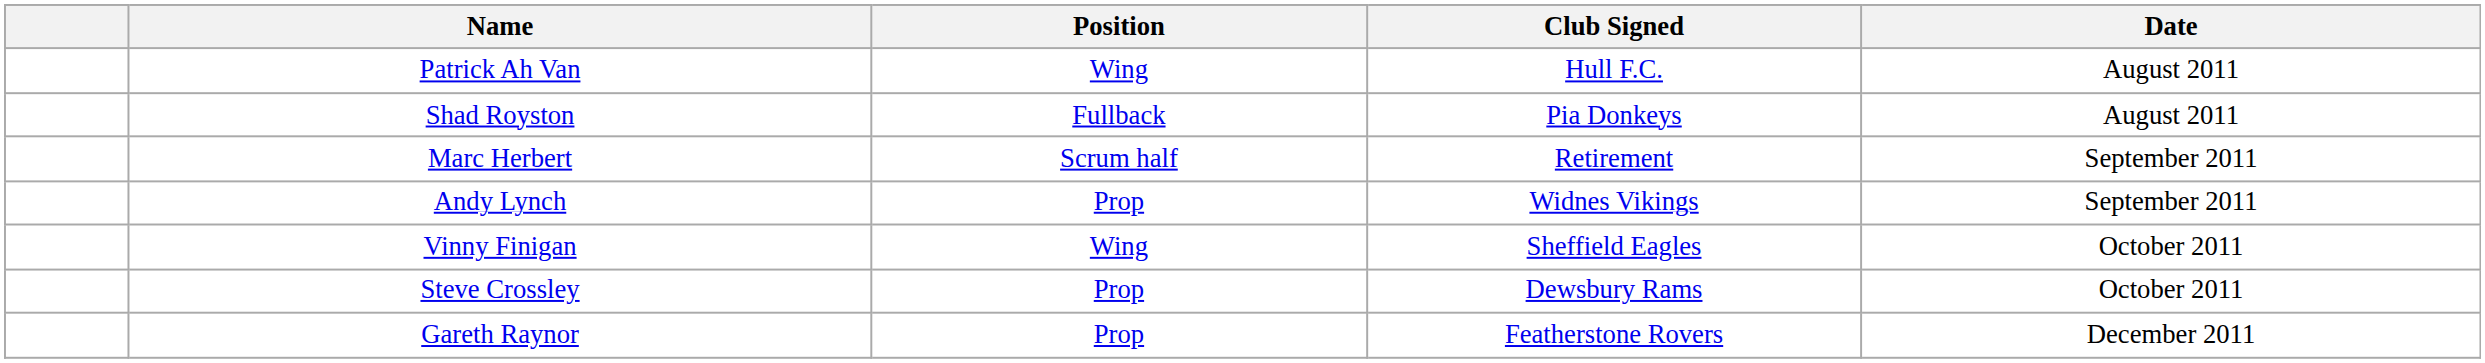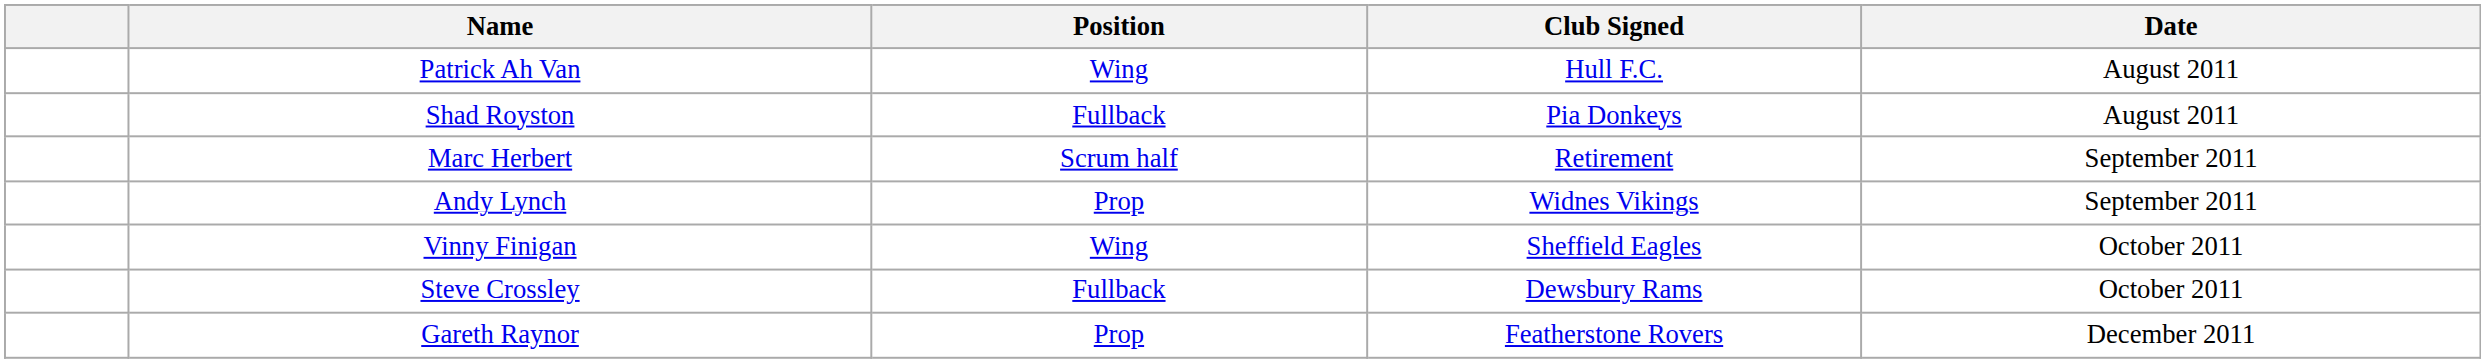(1119, 289) Prop -> (1119, 289) Fullback
